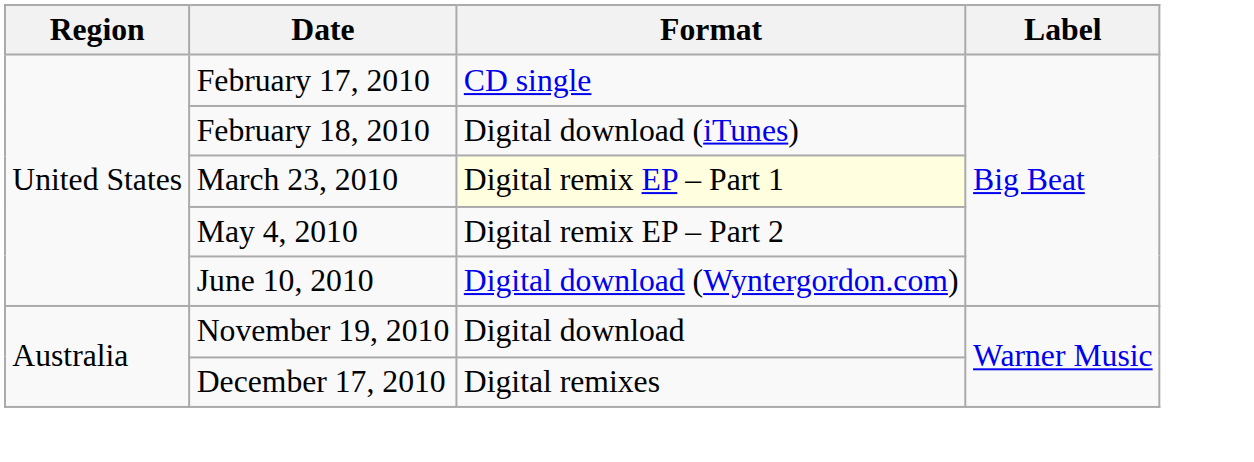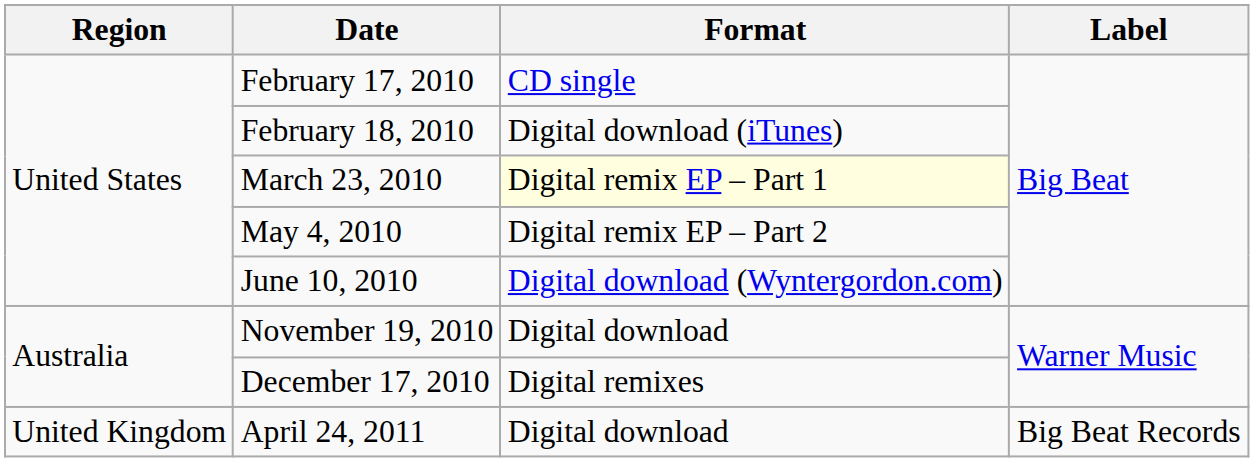+ row: (333, 431)
